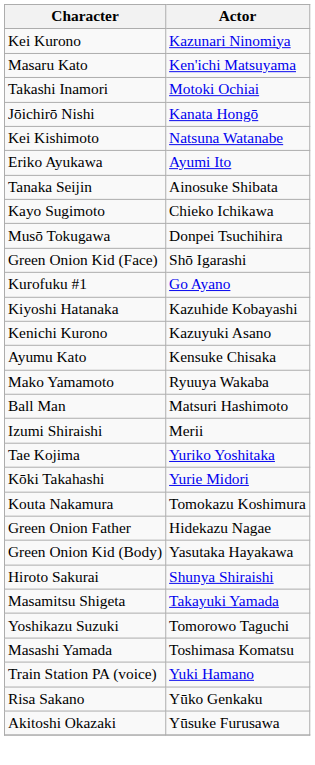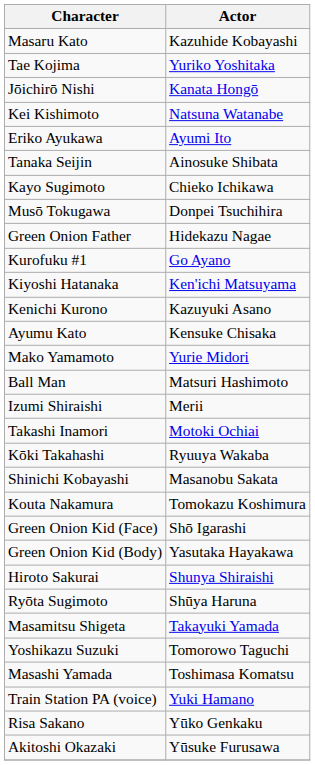- row: (44, 41)
(233, 65) Ken'ichi Matsuyama -> (233, 41) Kazuhide Kobayashi
rows swapped: (44, 455) <-> (58, 89)
rows swapped: (69, 528) <-> (83, 260)
(233, 308) Kazuhide Kobayashi -> (233, 284) Ken'ichi Matsuyama
(219, 382) Ryuuya Wakaba -> (209, 357) Yurie Midori
(209, 479) Yurie Midori -> (219, 455) Ryuuya Wakaba
+ row: (68, 479)
+ row: (58, 601)
